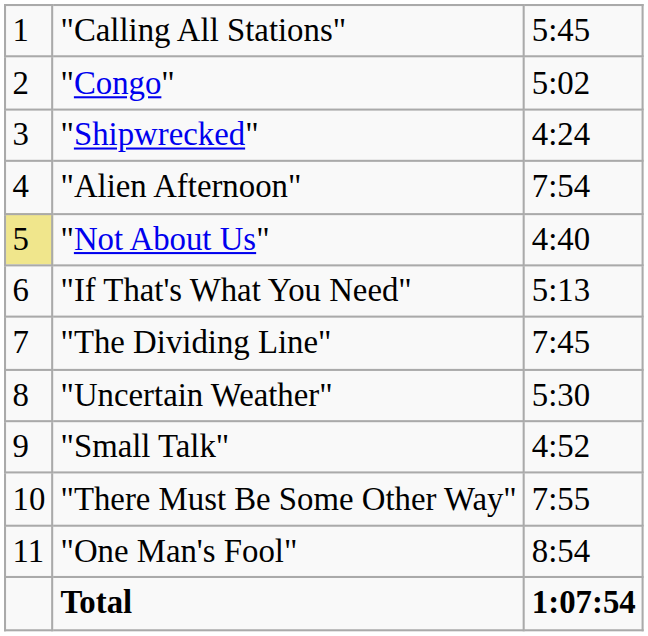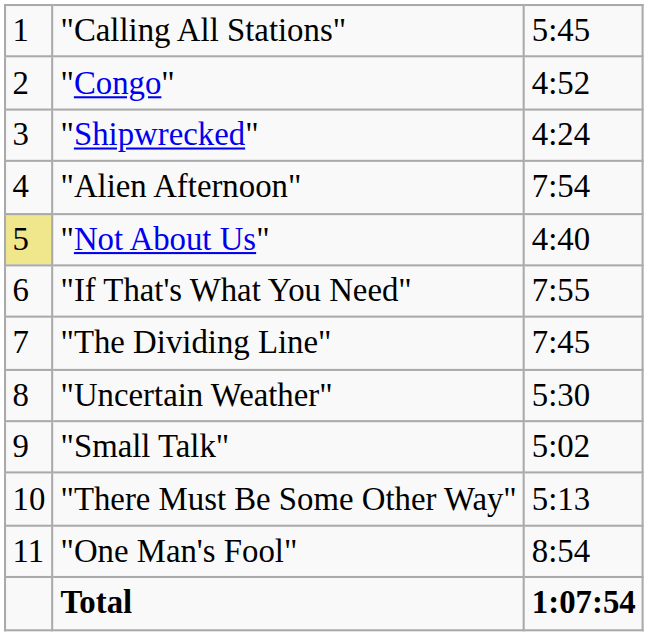(561, 82) 5:02 -> (561, 82) 4:52
(561, 290) 5:13 -> (561, 290) 7:55
(561, 446) 4:52 -> (561, 446) 5:02
(561, 498) 7:55 -> (561, 498) 5:13
